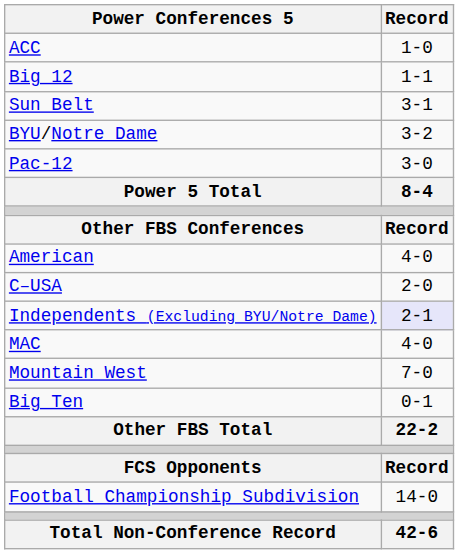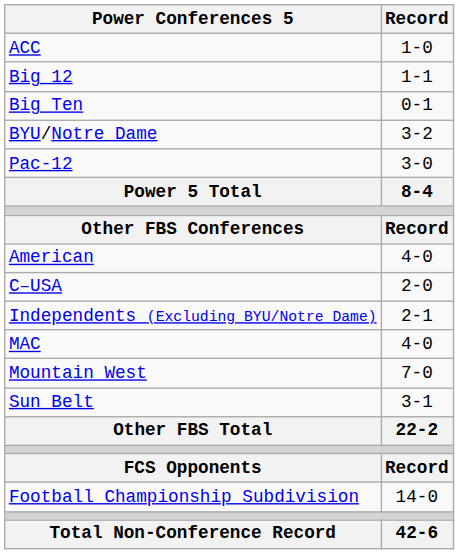rows swapped: (46, 402) <-> (51, 106)
(417, 316) lavender background -> (417, 316) no background
